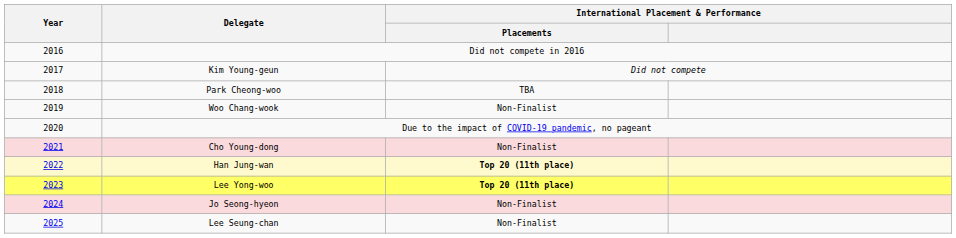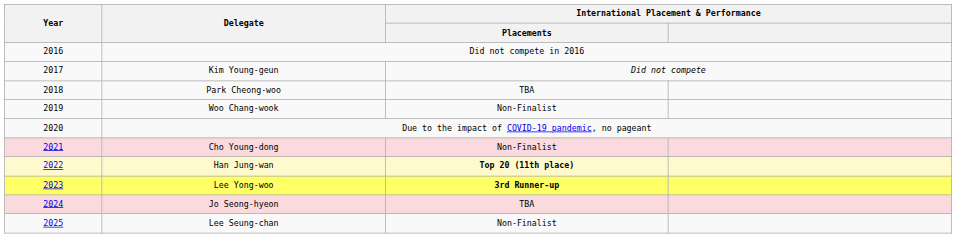(527, 185) Top 20 (11th place) -> (527, 185) 3rd Runner-up
(527, 204) Non-Finalist -> (527, 204) TBA
